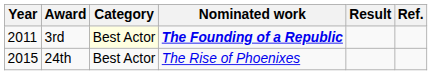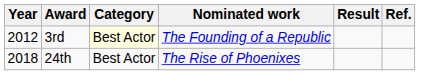(22, 37) 2011 -> (23, 37) 2012
(252, 37) bold -> (246, 37) normal
(23, 59) 2015 -> (23, 59) 2018
